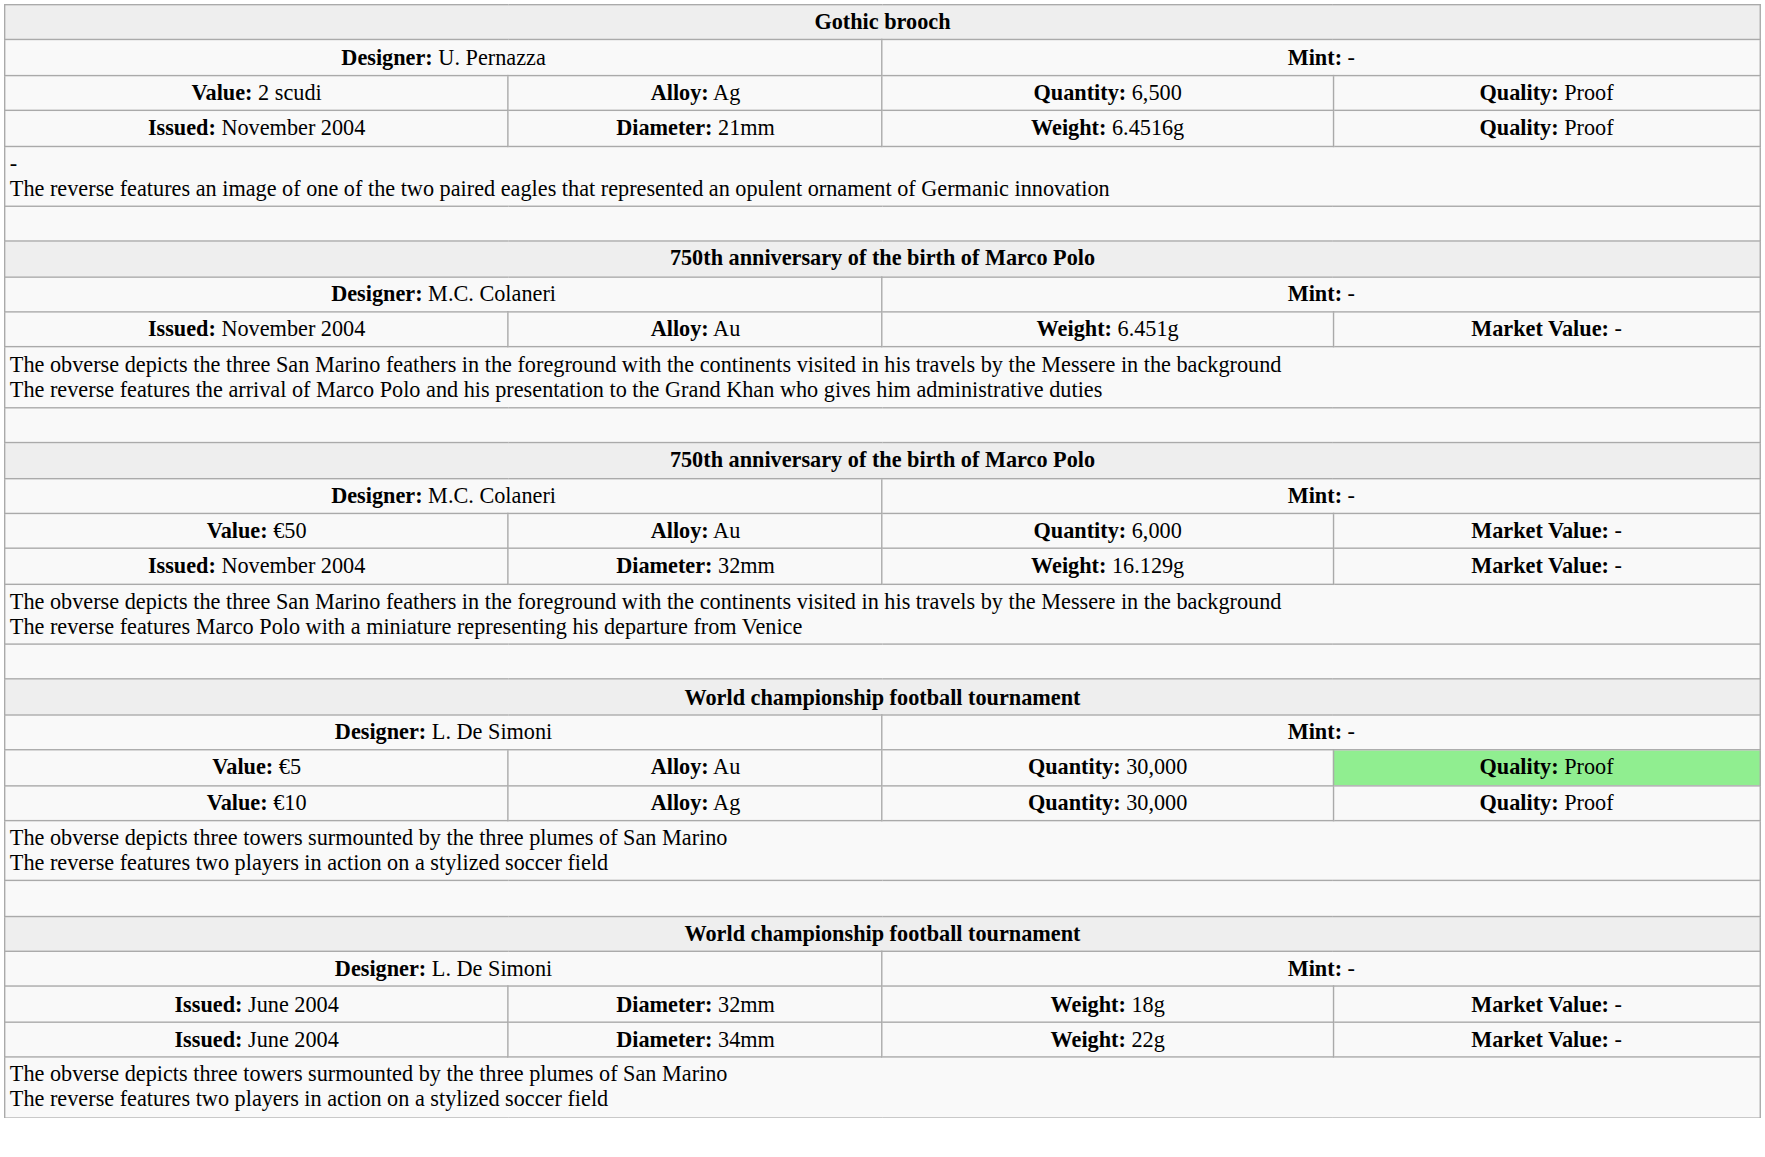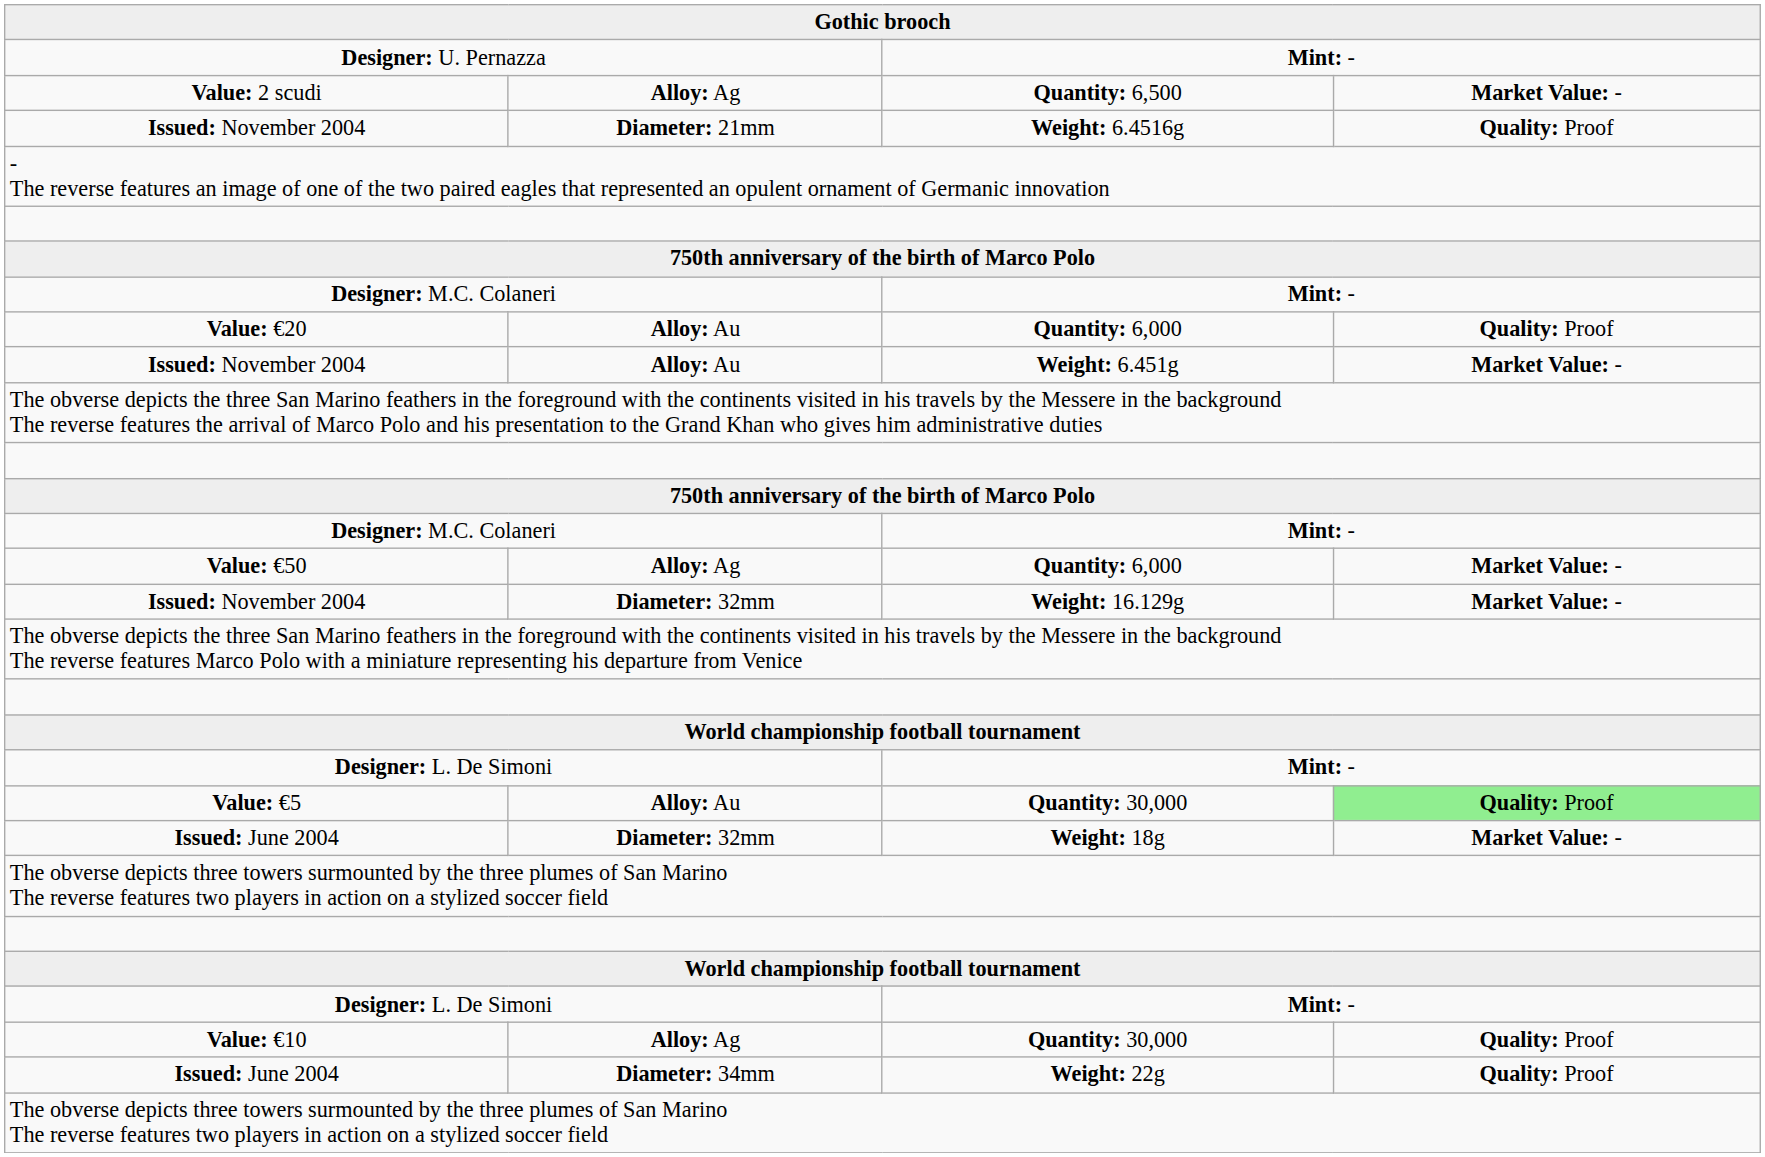(1547, 92) Quality: Proof -> (1547, 92) Market Value: -
+ row: (257, 329)
(695, 530) Alloy: Au -> (695, 565) Alloy: Ag
rows swapped: (257, 1003) <-> (257, 802)
(1547, 1039) Market Value: - -> (1547, 1074) Quality: Proof
